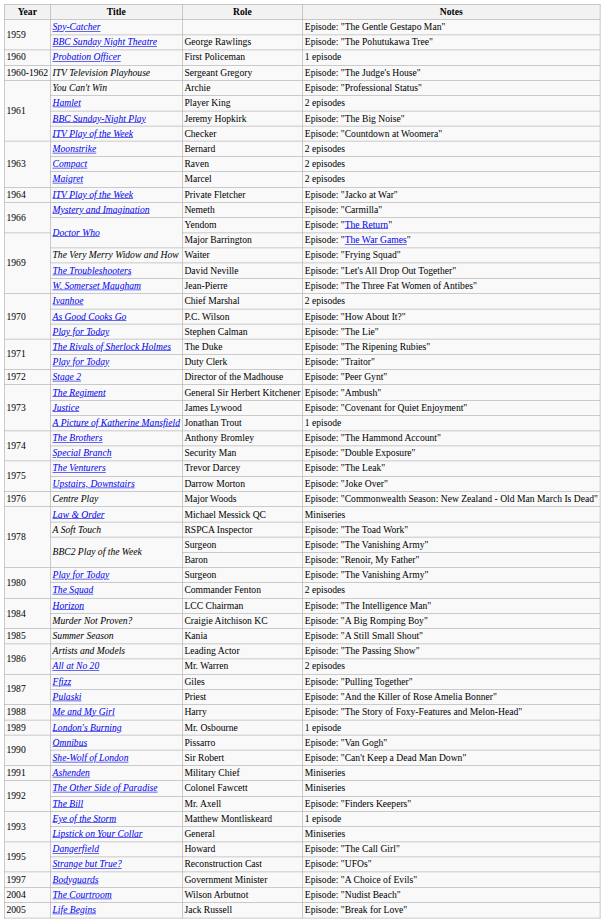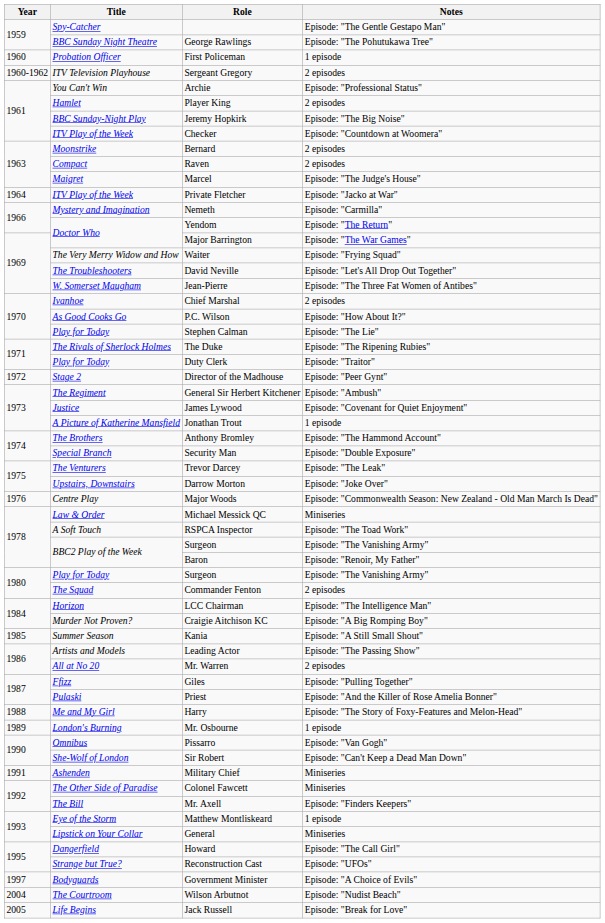(363, 73) Episode: "The Judge's House" -> (325, 73) 2 episodes
(325, 179) 2 episodes -> (363, 179) Episode: "The Judge's House"
